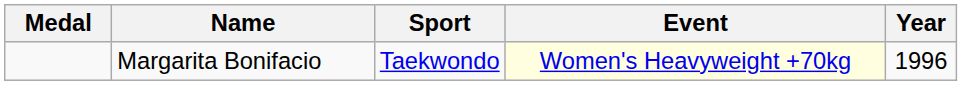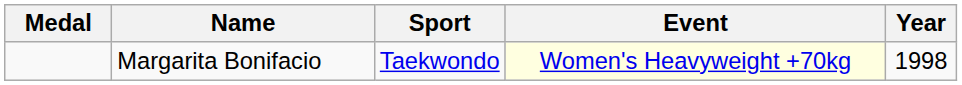(921, 60) 1996 -> (921, 60) 1998
